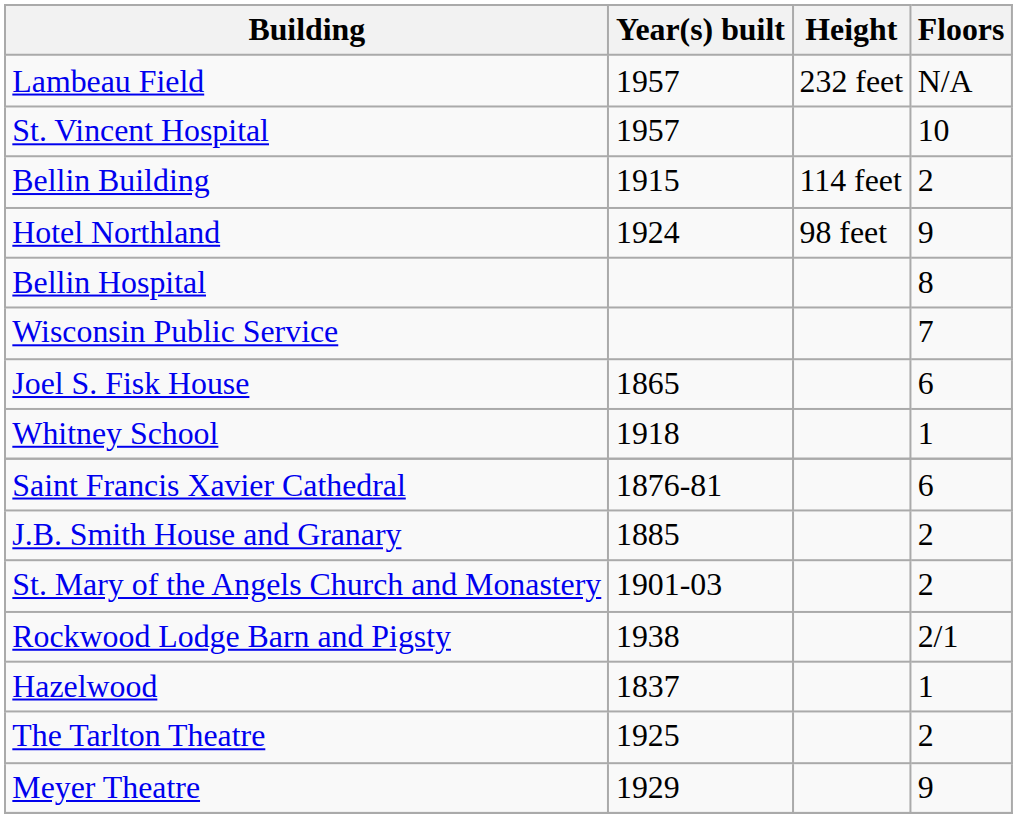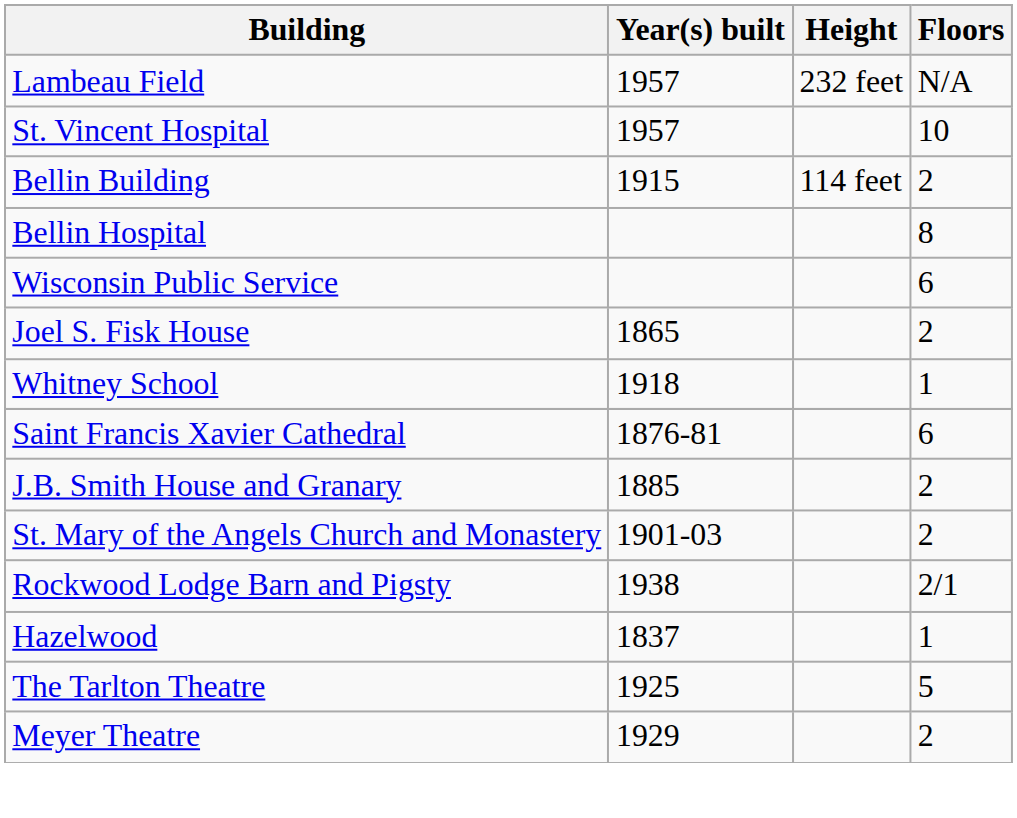- row: (116, 231)
(926, 332) 7 -> (926, 282) 6
(926, 383) 6 -> (926, 332) 2
(926, 736) 2 -> (926, 686) 5
(926, 787) 9 -> (926, 736) 2
